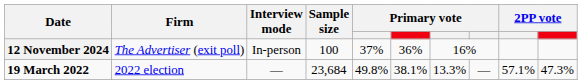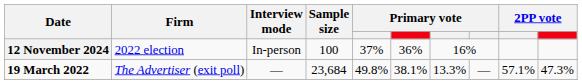(179, 49) The Advertiser (exit poll) -> (149, 49) 2022 election
(149, 69) 2022 election -> (179, 69) The Advertiser (exit poll)
